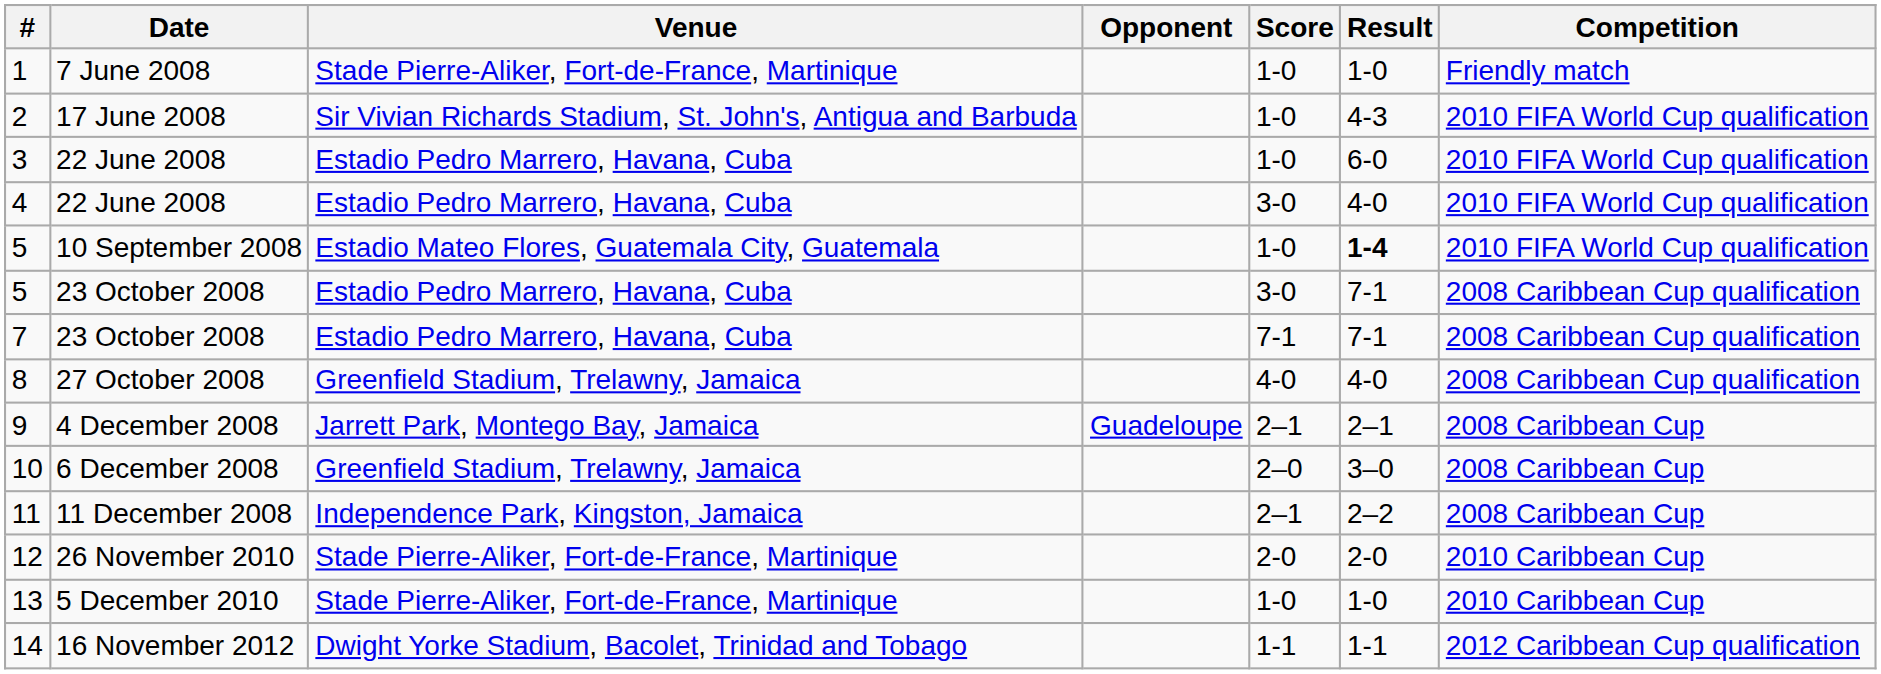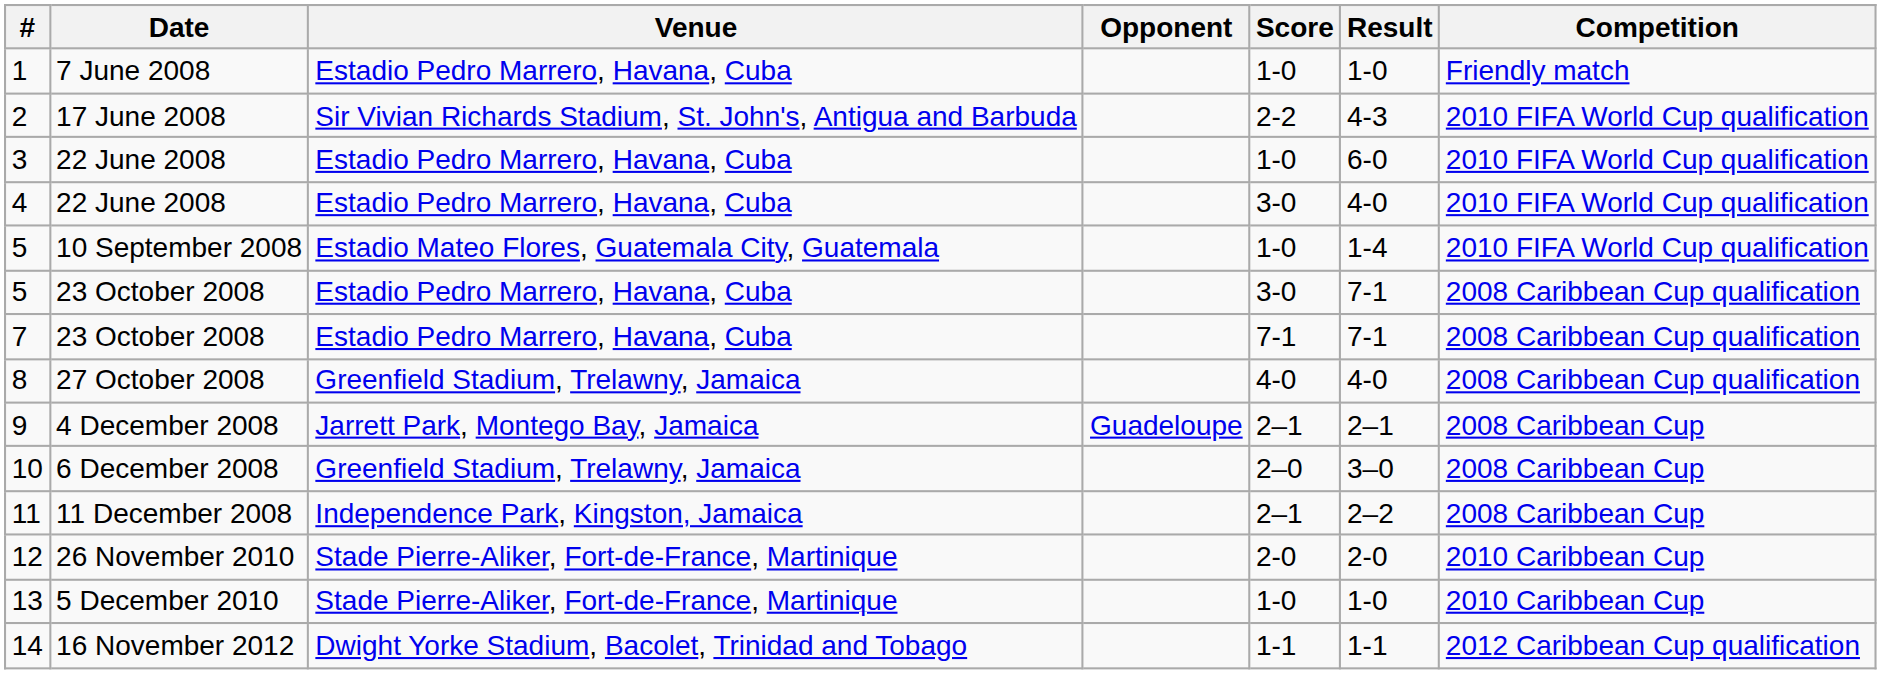(606, 71) Stade Pierre-Aliker, Fort-de-France, Martinique -> (554, 71) Estadio Pedro Marrero, Havana, Cuba
(1276, 115) 1-0 -> (1276, 115) 2-2
(1367, 248) bold -> (1367, 248) normal
